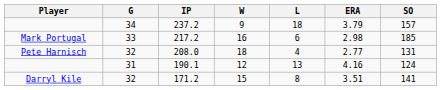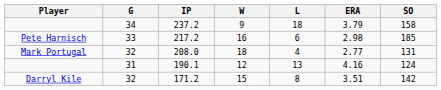(408, 25) 157 -> (408, 25) 158
(54, 38) Mark Portugal -> (54, 38) Pete Harnisch
(54, 52) Pete Harnisch -> (54, 52) Mark Portugal
(408, 79) 141 -> (408, 79) 142
